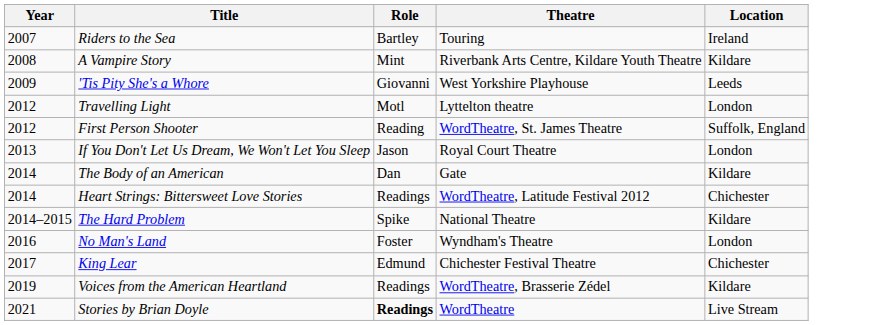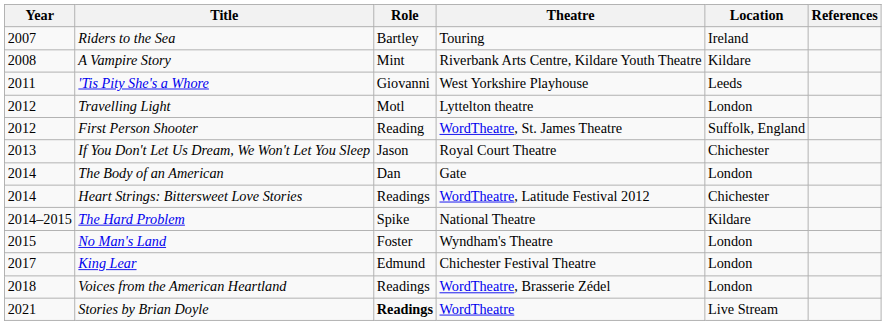+ column: (845, 15)
(22, 83) 2009 -> (22, 83) 2011
(730, 151) London -> (738, 151) Chichester
(729, 173) Kildare -> (730, 173) London
(22, 241) 2016 -> (22, 241) 2015
(738, 264) Chichester -> (730, 264) London
(22, 286) 2019 -> (22, 286) 2018
(729, 286) Kildare -> (730, 286) London
